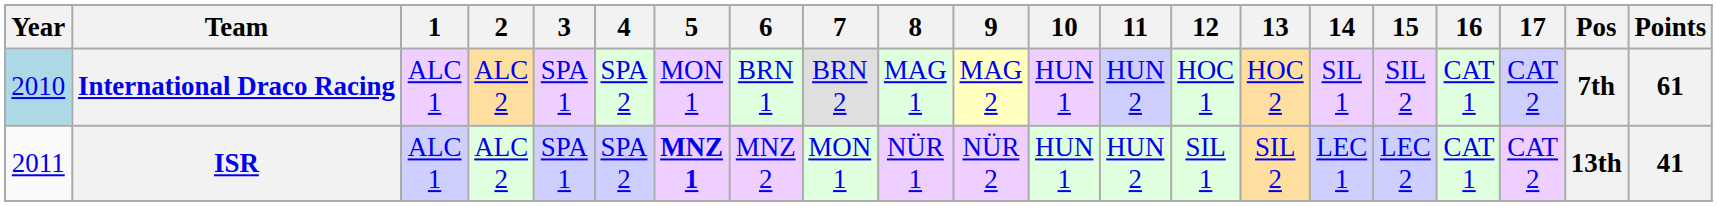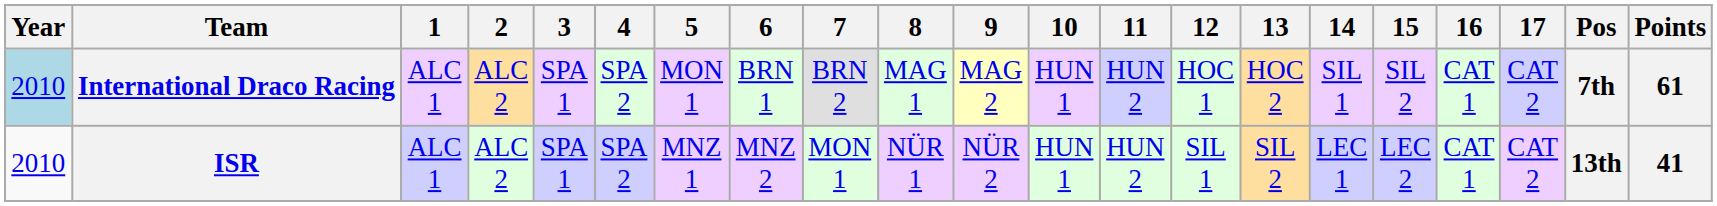(38, 162) 2011 -> (38, 162) 2010
(692, 162) bold -> (692, 162) normal
